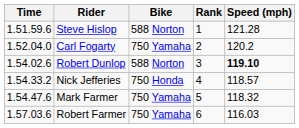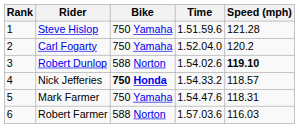columns swapped: (209, 13) <-> (29, 13)
(158, 30) 588 Norton -> (143, 30) 750 Yamaha
(157, 81) normal -> (140, 81) bold
(243, 98) 118.32 -> (243, 98) 118.31
(161, 115) 750 Yamaha -> (139, 115) 588 Norton
